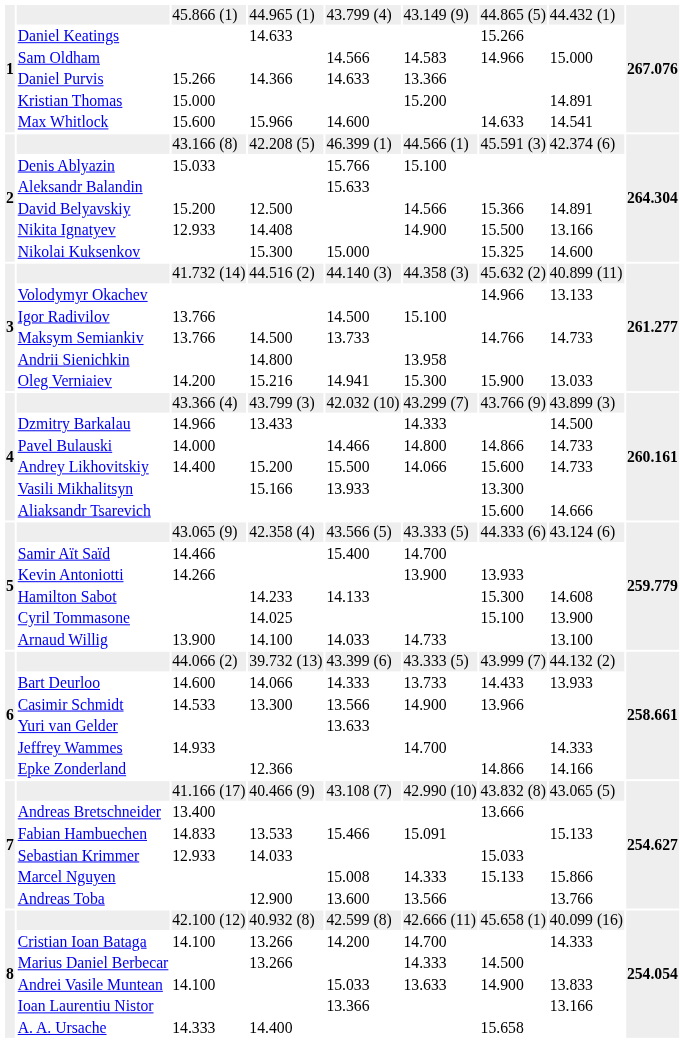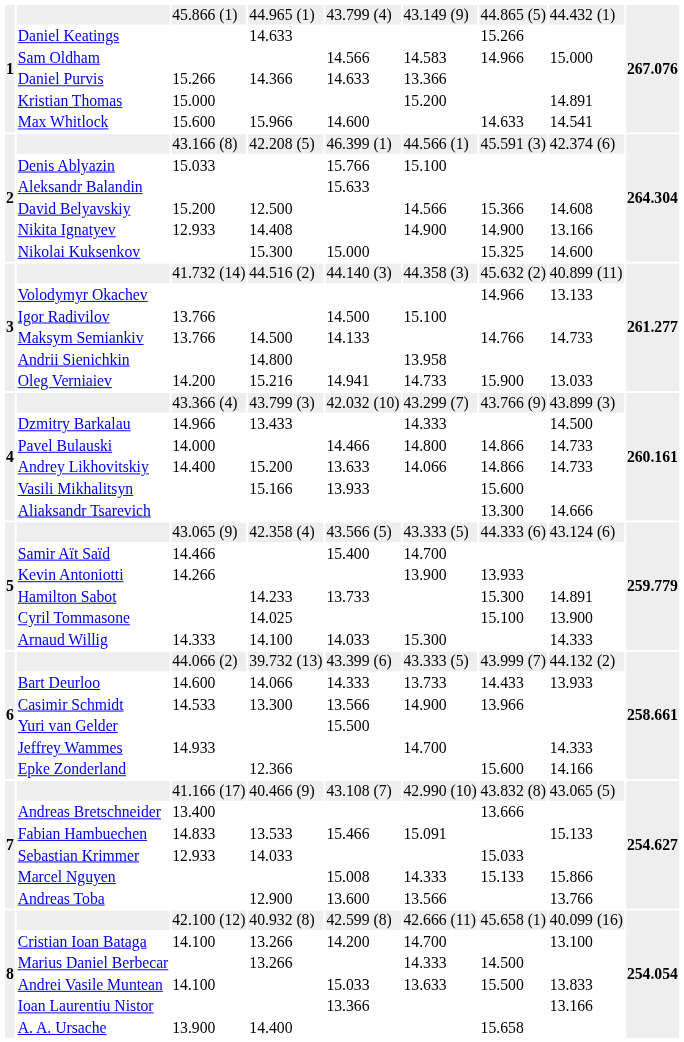(571, 208) 14.891 -> (571, 208) 14.608
(502, 230) 15.500 -> (502, 230) 14.900
(348, 338) 13.733 -> (348, 338) 14.133
(425, 381) 15.300 -> (425, 381) 14.733
(348, 467) 15.500 -> (348, 467) 13.633
(502, 467) 15.600 -> (502, 467) 14.866
(502, 489) 13.300 -> (502, 489) 15.600
(502, 510) 15.600 -> (502, 510) 13.300
(348, 596) 14.133 -> (348, 596) 13.733
(571, 596) 14.608 -> (571, 596) 14.891
(194, 640) 13.900 -> (194, 640) 14.333
(425, 640) 14.733 -> (425, 640) 15.300
(571, 640) 13.100 -> (571, 640) 14.333
(348, 726) 13.633 -> (348, 726) 15.500
(502, 769) 14.866 -> (502, 769) 15.600
(571, 941) 14.333 -> (571, 941) 13.100
(502, 984) 14.900 -> (502, 984) 15.500
(194, 1028) 14.333 -> (194, 1028) 13.900
